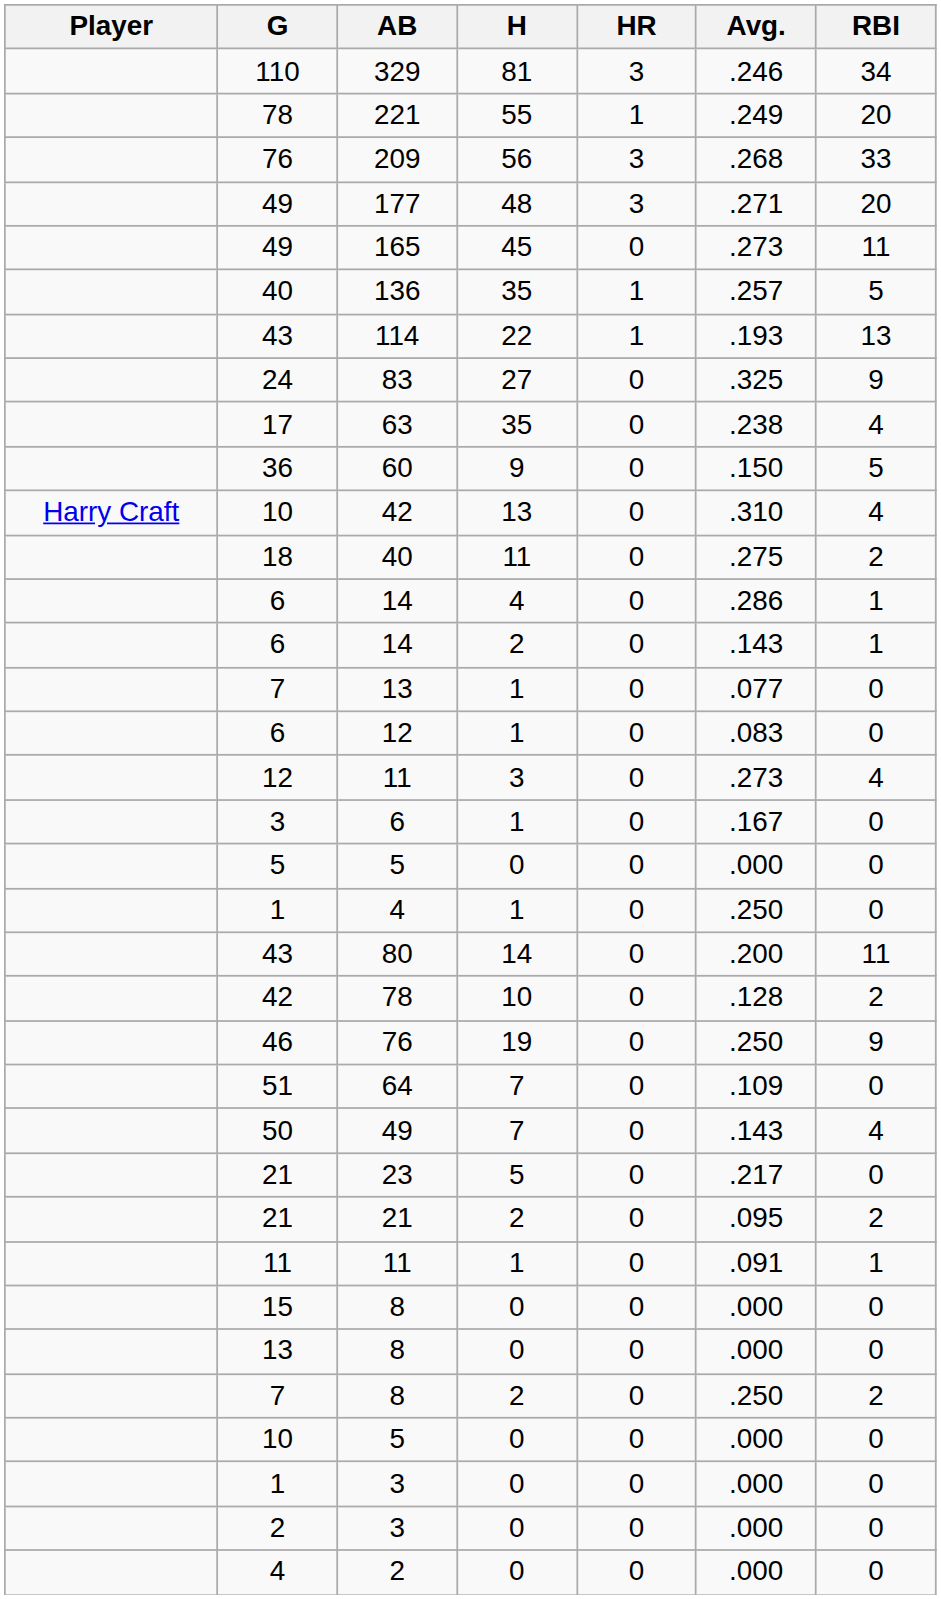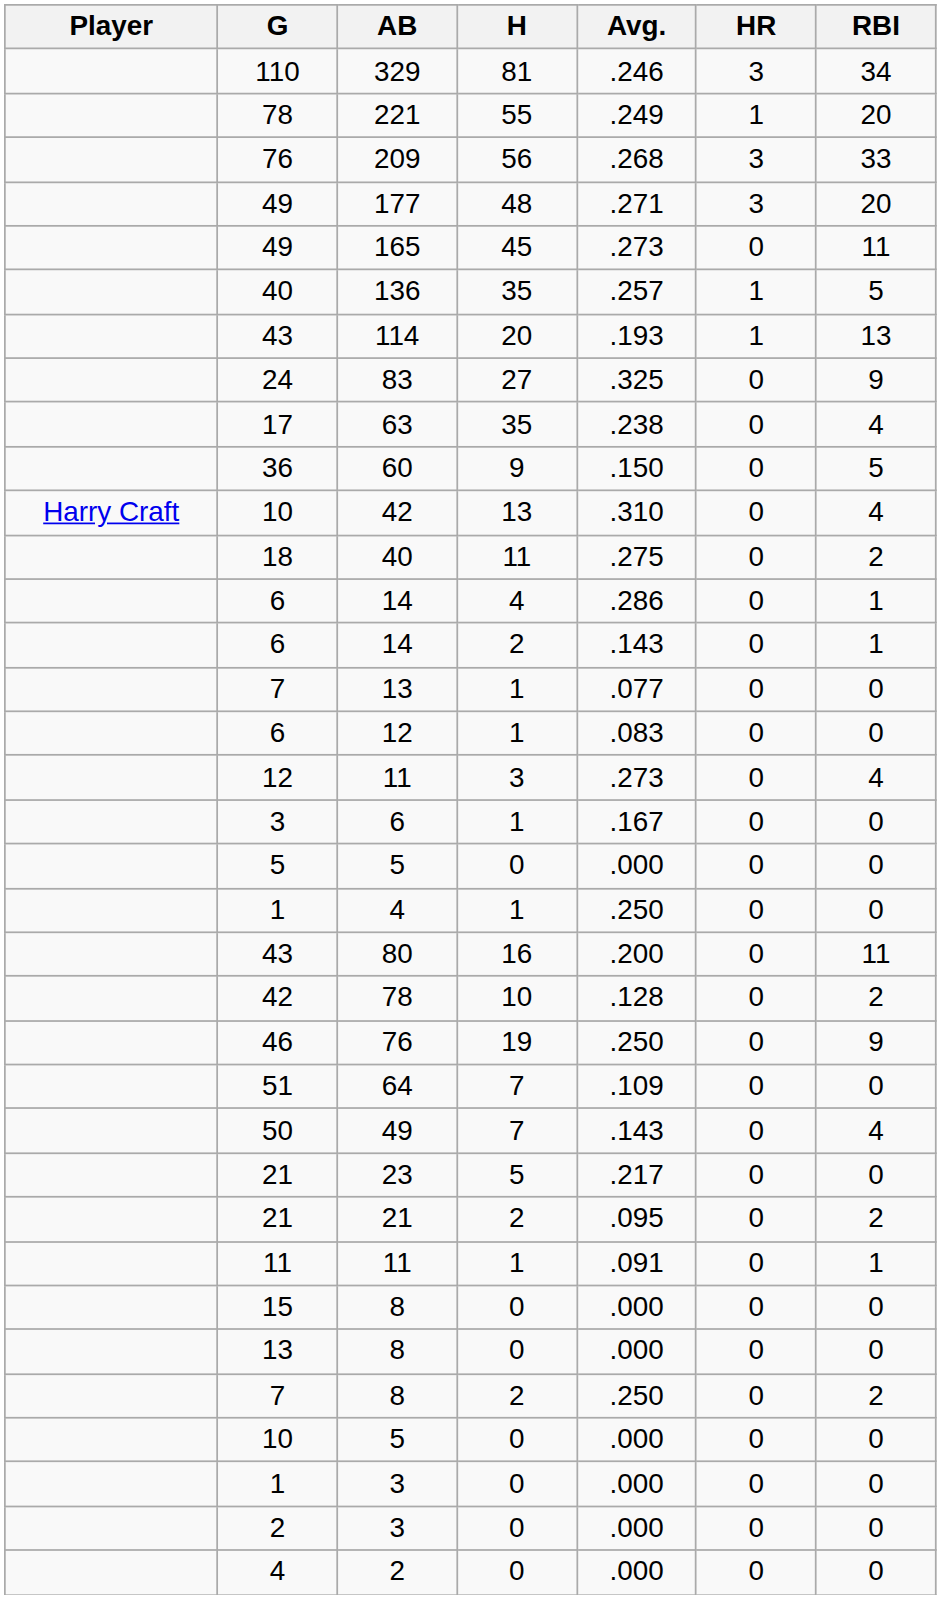columns swapped: (756, 26) <-> (637, 26)
(517, 335) 22 -> (517, 335) 20
(517, 953) 14 -> (517, 953) 16
